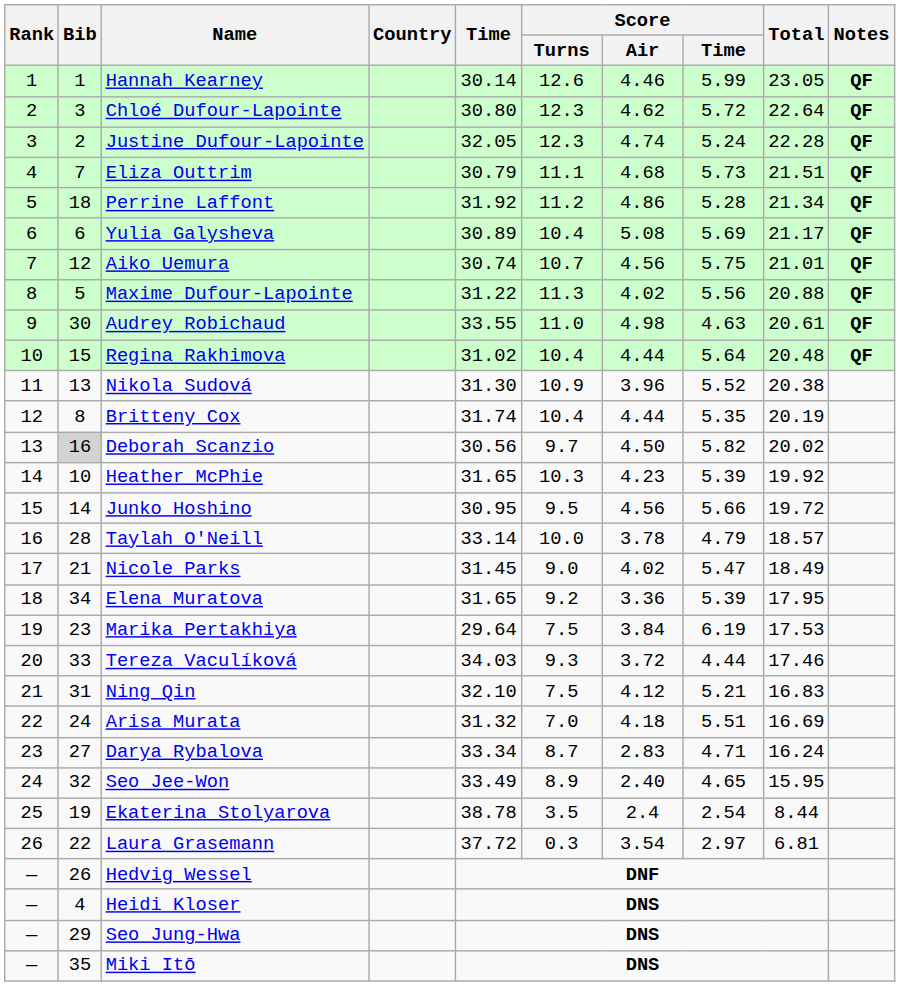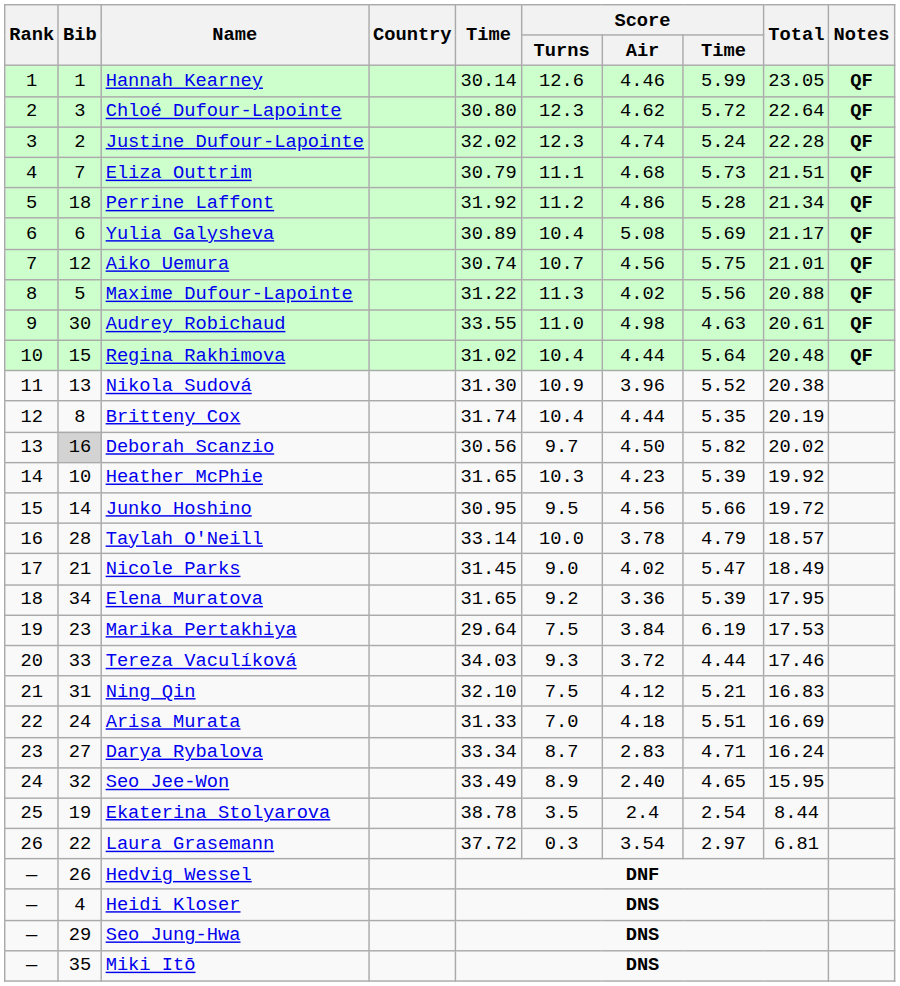(489, 142) 32.05 -> (489, 142) 32.02
(489, 722) 31.32 -> (489, 722) 31.33
